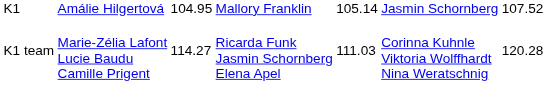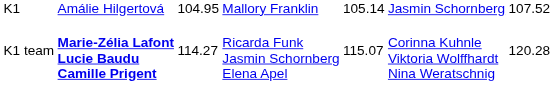(112, 58) normal -> (116, 58) bold
(356, 50) 111.03 -> (363, 50) 115.07
